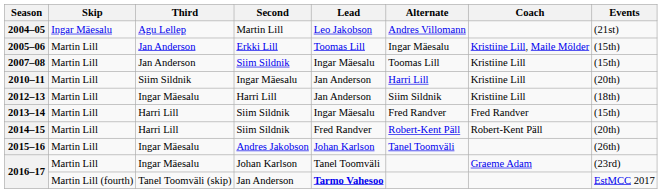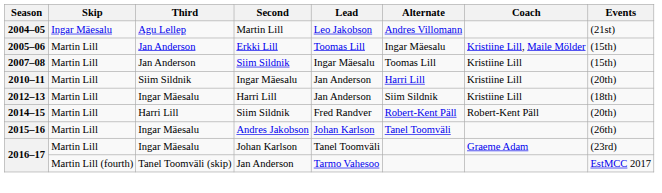- row: (27, 113)
(349, 180) bold -> (347, 163) normal
